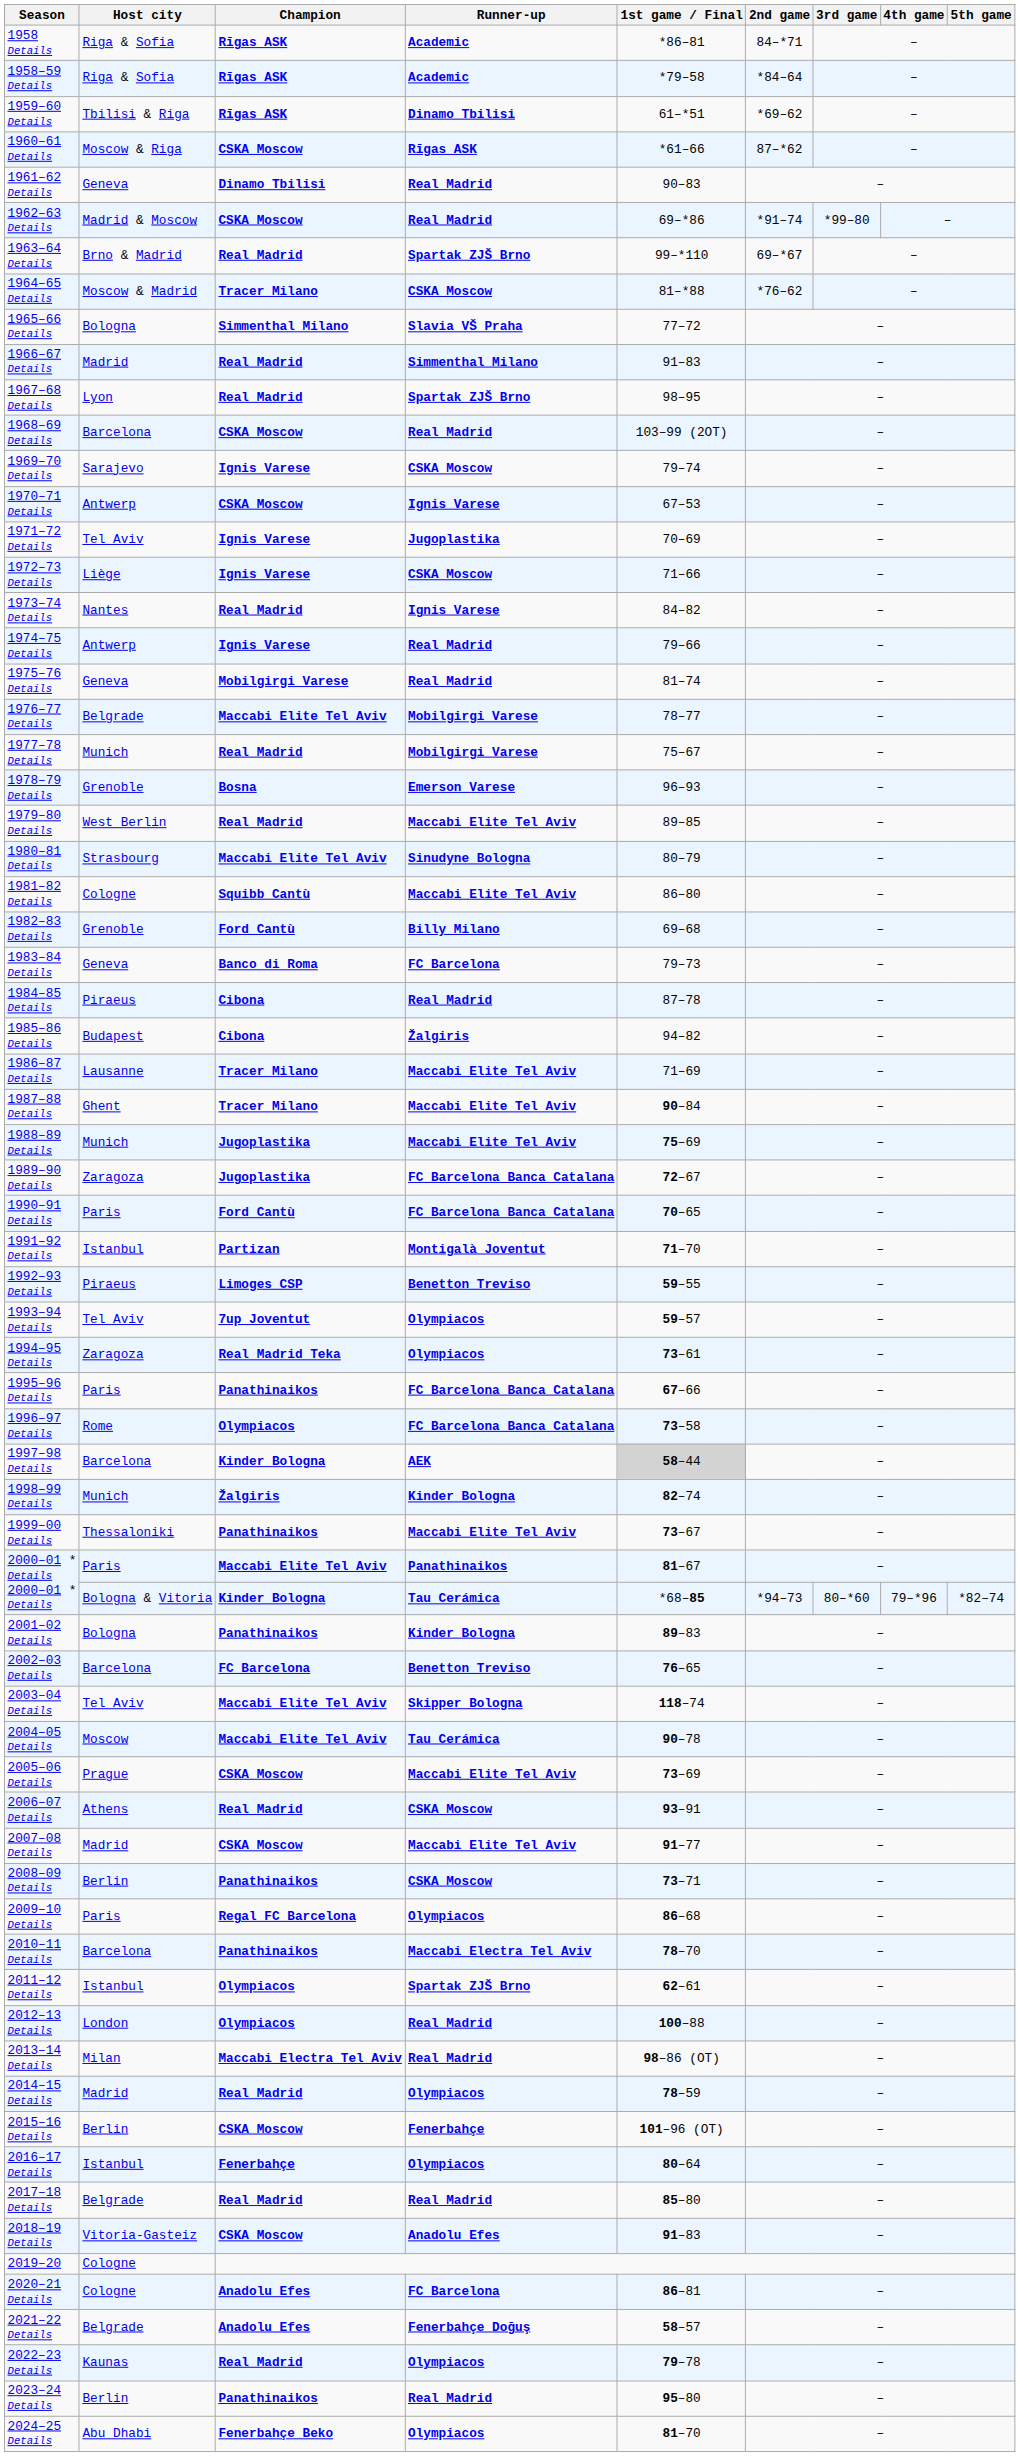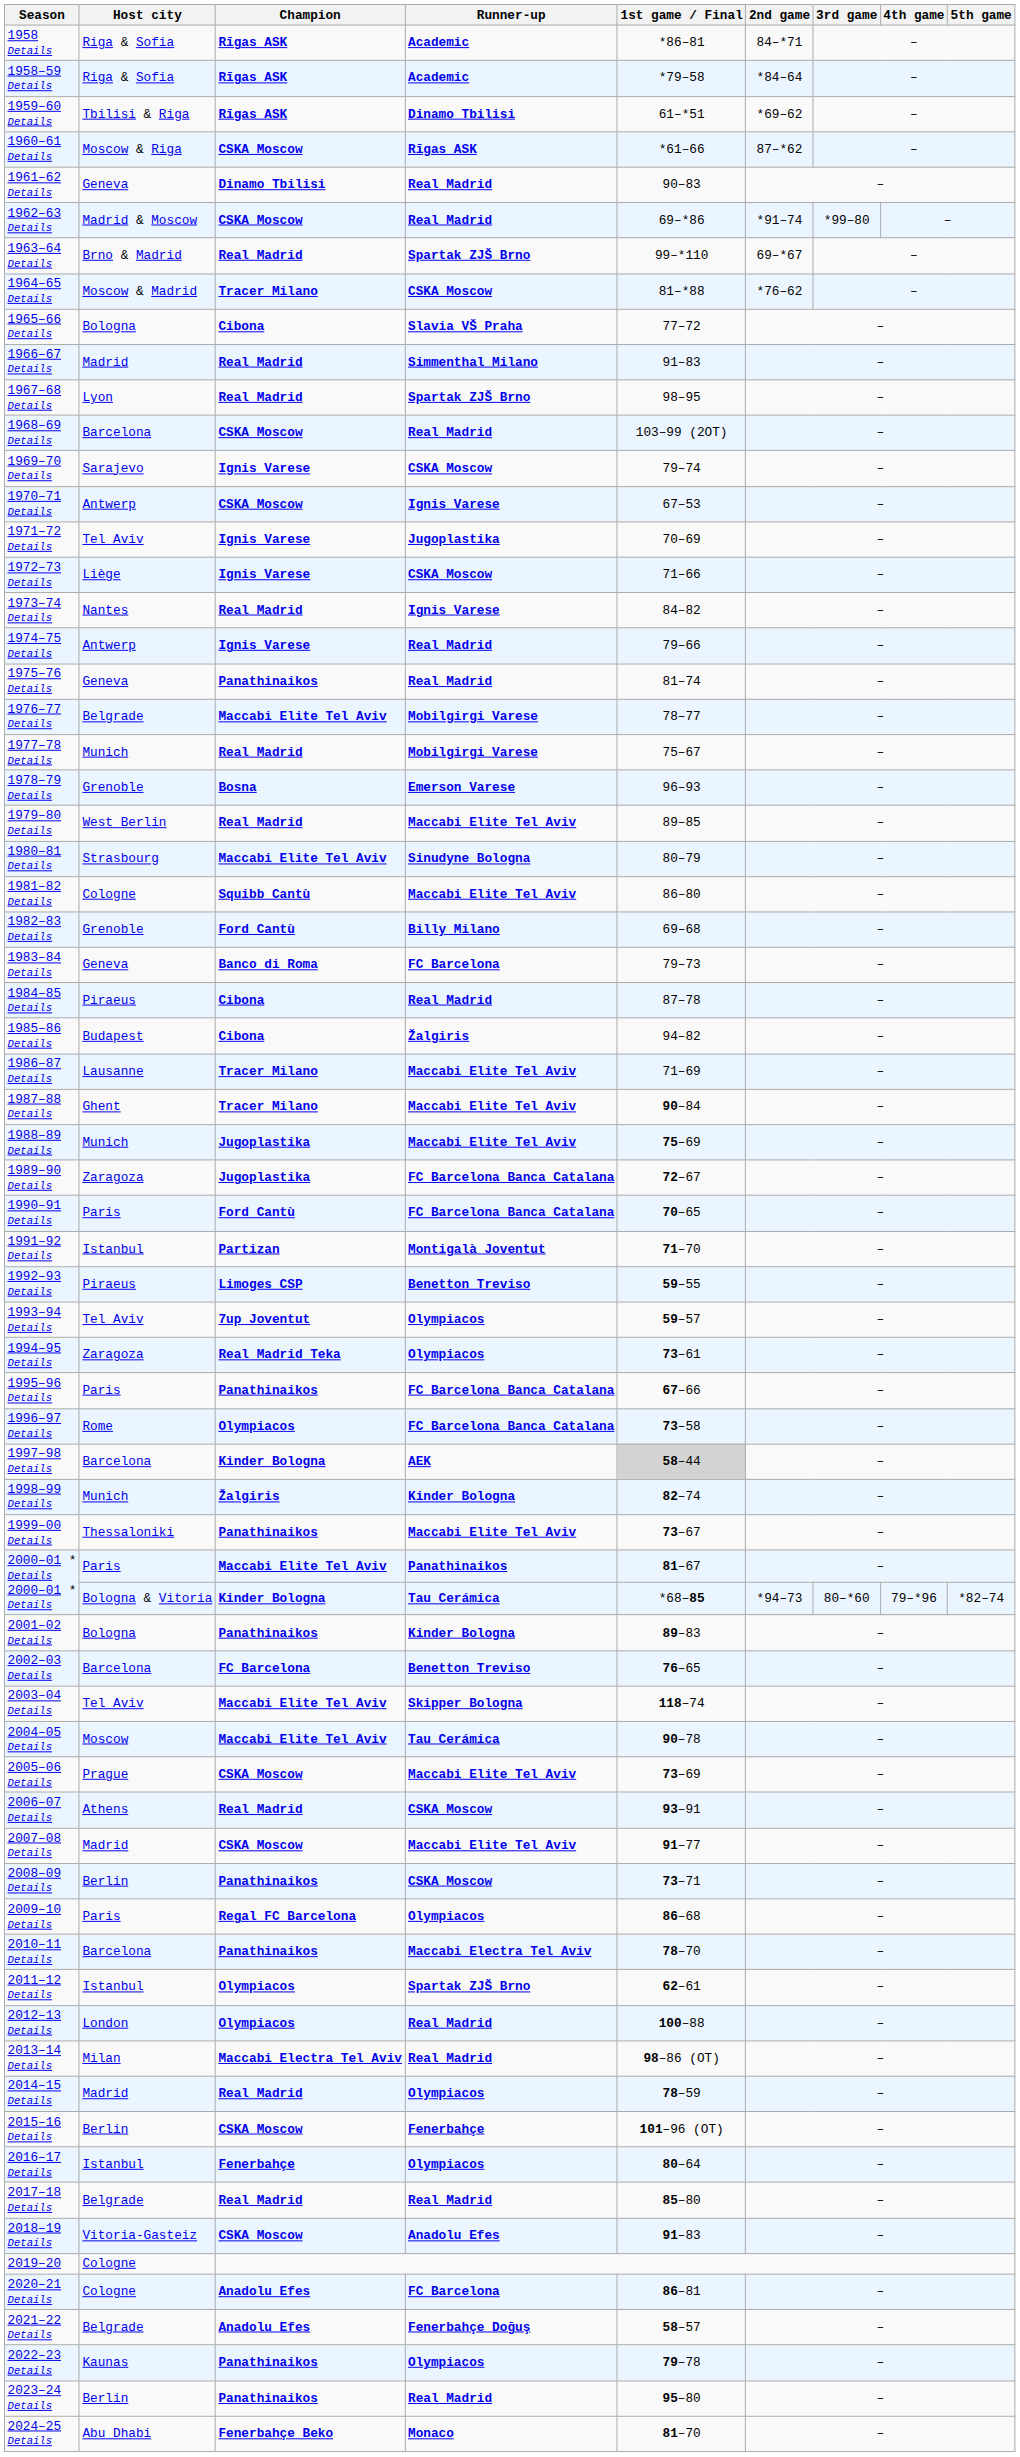(283, 327) Simmenthal Milano -> (241, 327) Cibona
(283, 681) Mobilgirgi Varese -> (268, 681) Panathinaikos
(260, 2363) Real Madrid -> (268, 2363) Panathinaikos
(446, 2434) Olympiacos -> (431, 2434) Monaco
